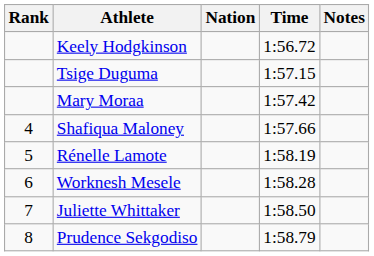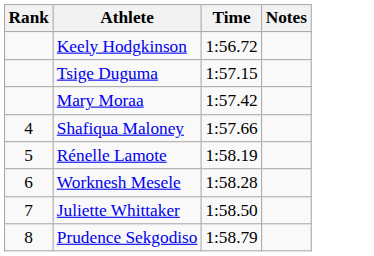- column: (230, 18)
